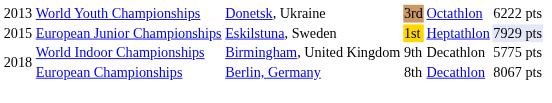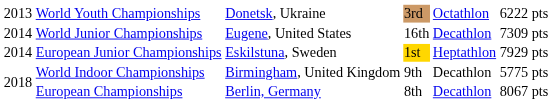+ row: (119, 33)
(18, 33) 2015 -> (18, 52) 2014
(518, 33) lavender background -> (524, 52) no background
